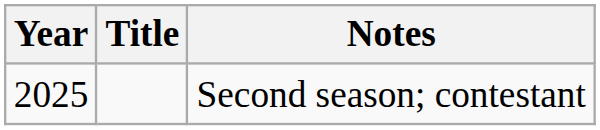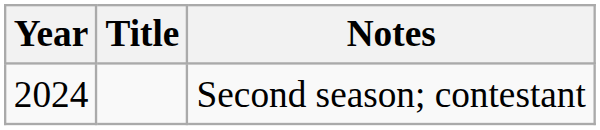(51, 93) 2025 -> (51, 93) 2024
